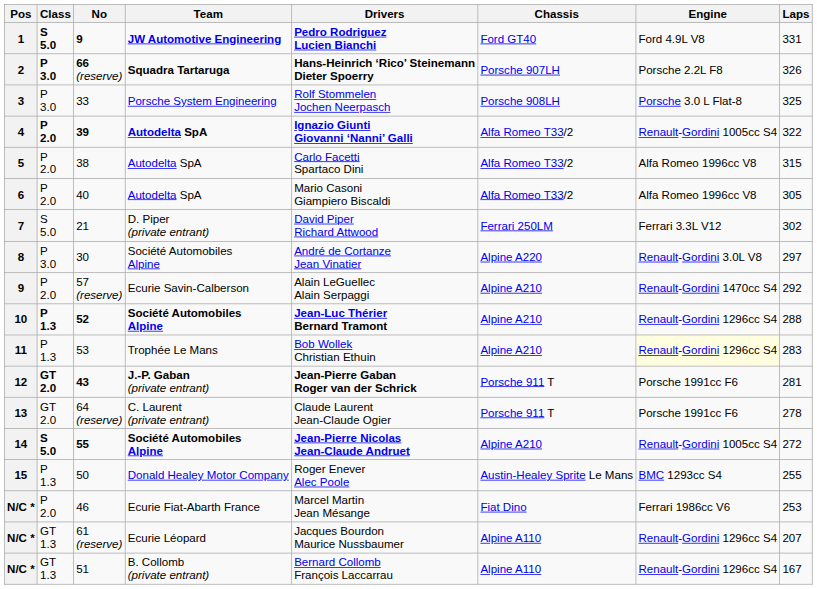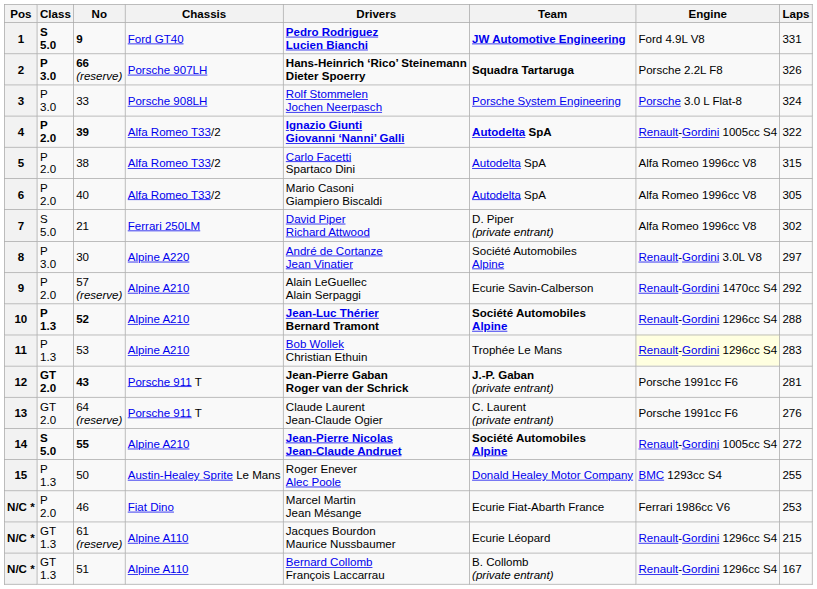columns swapped: (208, 14) <-> (557, 14)
(792, 101) 325 -> (792, 101) 324
(680, 226) Ferrari 3.3L V12 -> (698, 226) Alfa Romeo 1996cc V8
(792, 413) 278 -> (792, 413) 276
(792, 538) 207 -> (792, 538) 215
